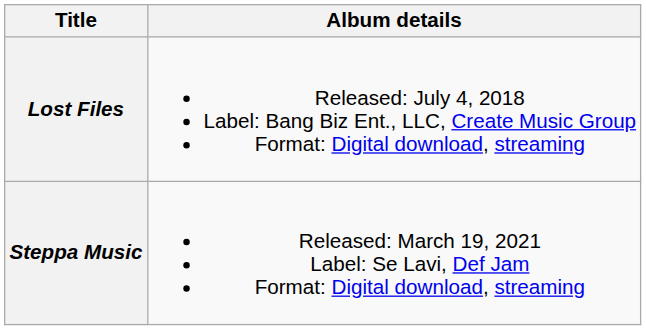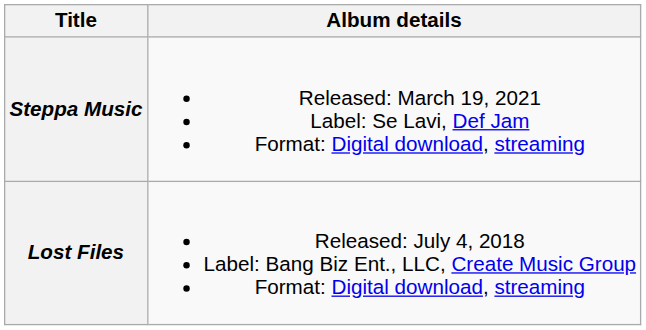rows swapped: (76, 109) <-> (76, 252)
